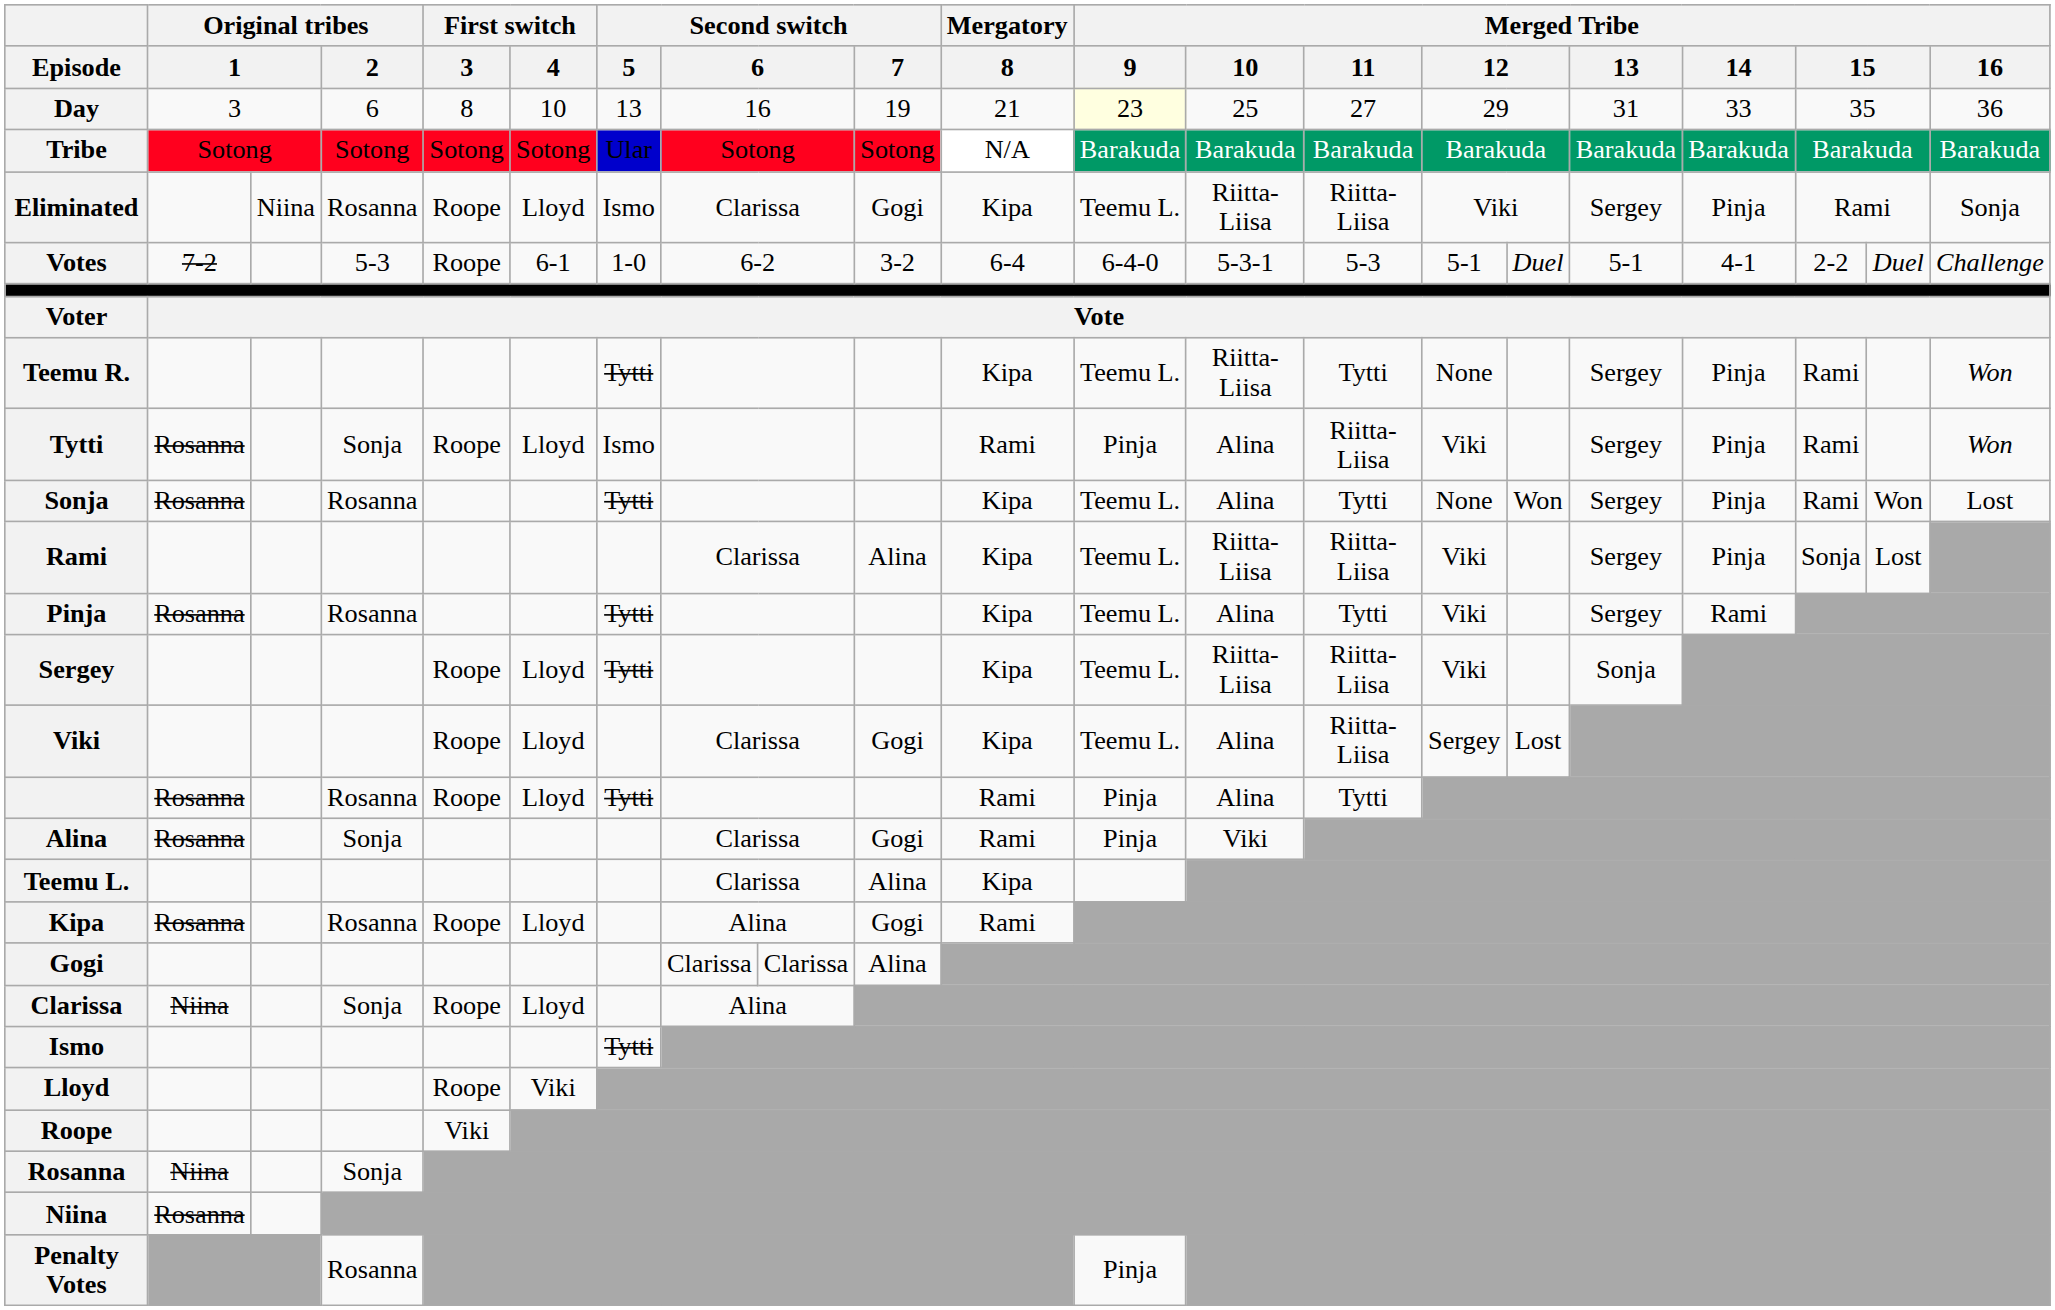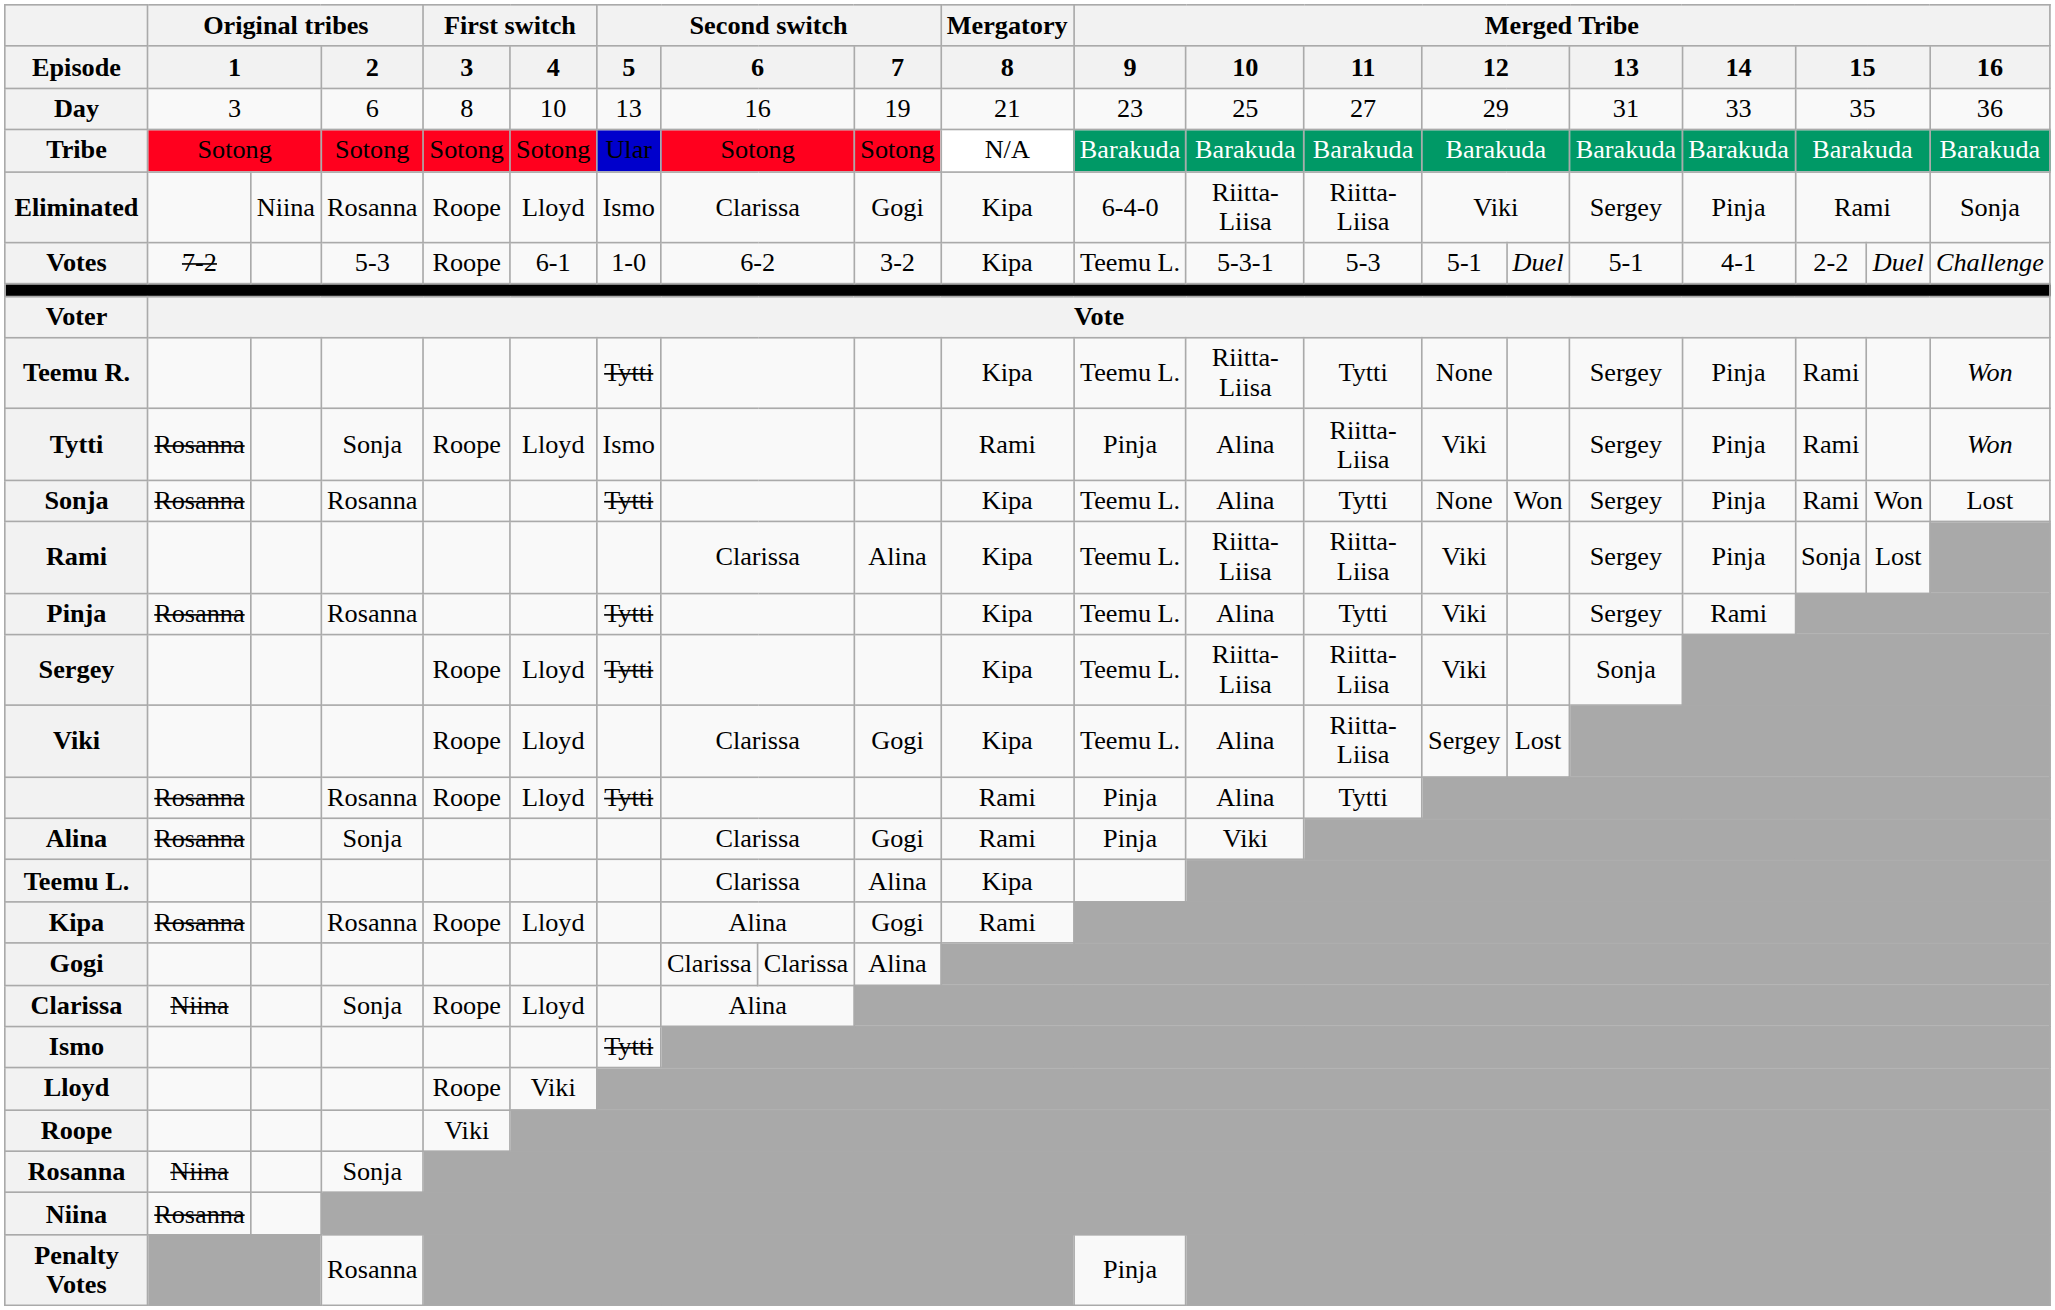(1130, 108) lightyellow background -> (1130, 108) no background
(1130, 206) Teemu L. -> (1130, 206) 6-4-0
(1007, 262) 6-4 -> (1007, 262) Kipa
(1130, 262) 6-4-0 -> (1130, 262) Teemu L.
